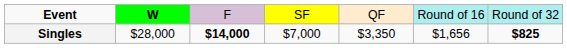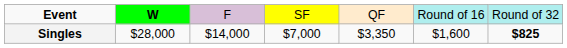(227, 34) bold -> (227, 34) normal
(451, 34) $1,656 -> (451, 34) $1,600
